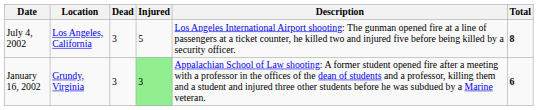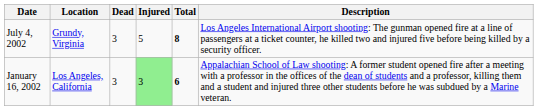columns swapped: (520, 12) <-> (340, 12)
(78, 38) Los Angeles, California -> (68, 38) Grundy, Virginia
(68, 81) Grundy, Virginia -> (78, 81) Los Angeles, California
